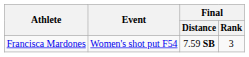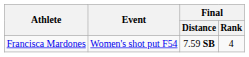(231, 44) 3 -> (231, 44) 4
